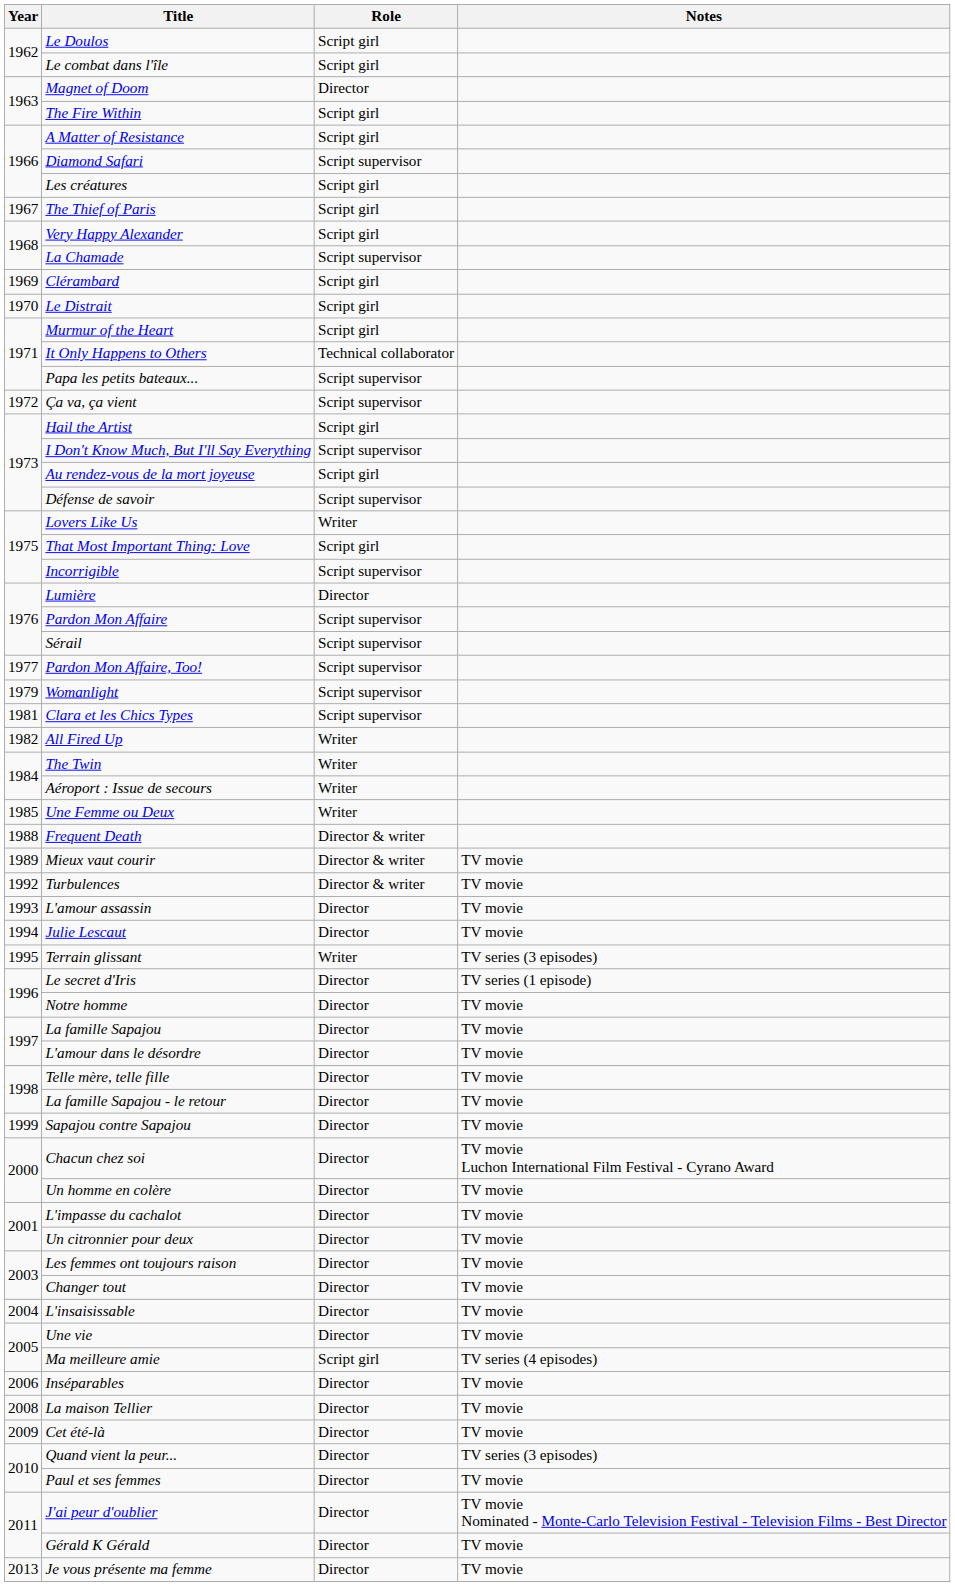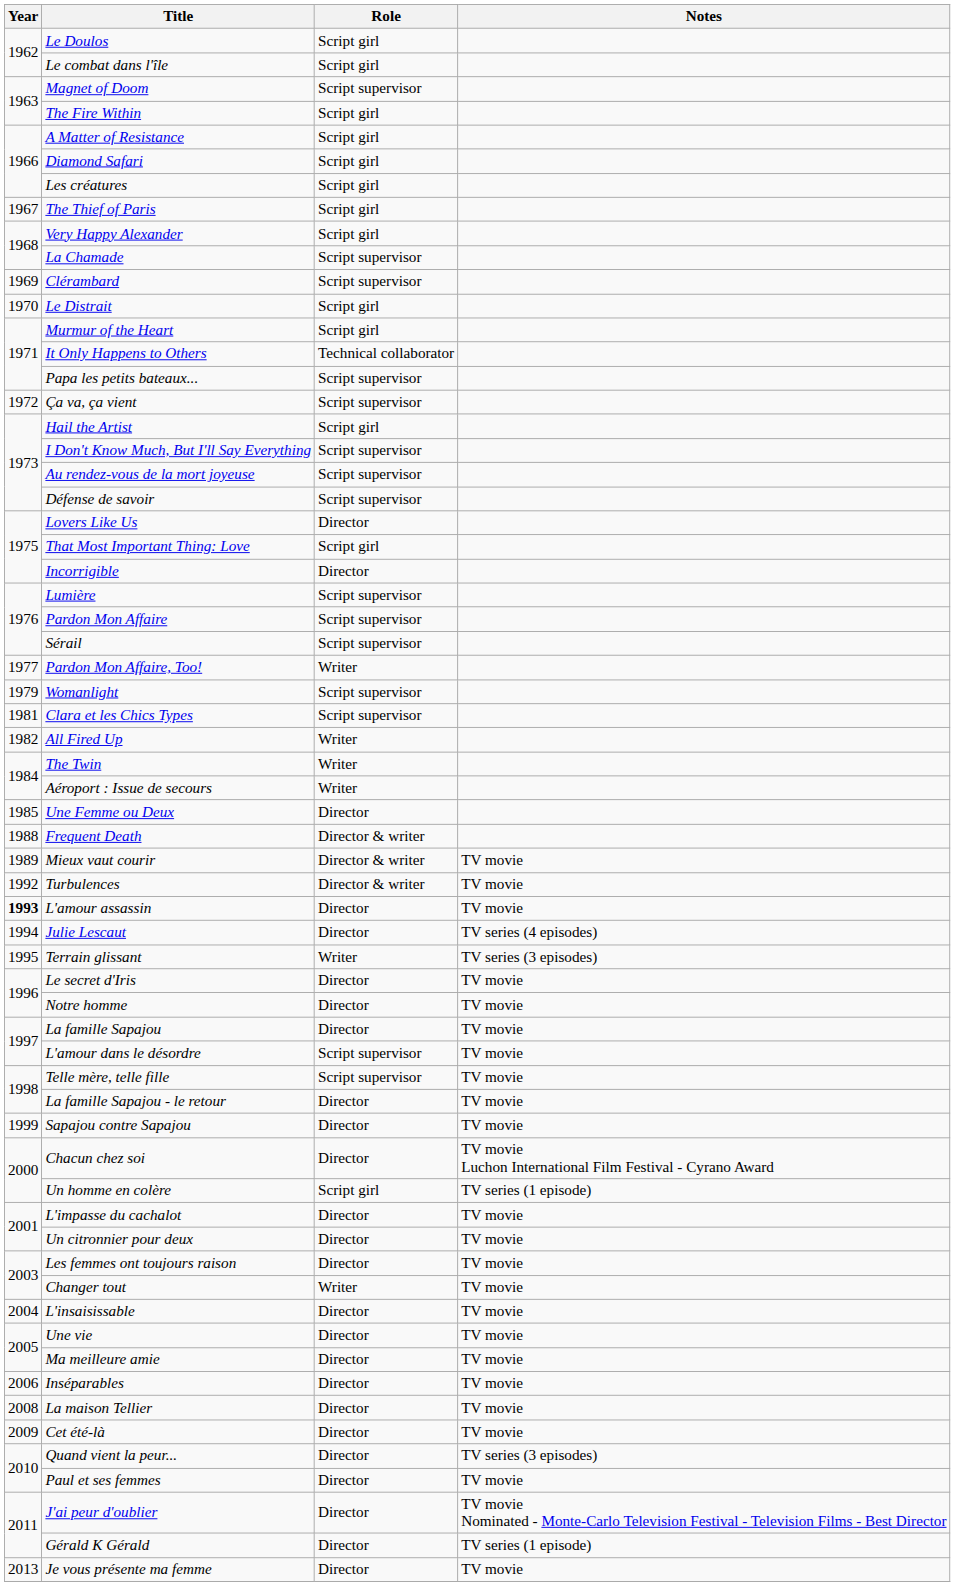(343, 88) Director -> (370, 88) Script supervisor
(370, 161) Script supervisor -> (349, 161) Script girl
(349, 281) Script girl -> (370, 281) Script supervisor
(349, 474) Script girl -> (370, 474) Script supervisor
(338, 522) Writer -> (343, 522) Director
(370, 570) Script supervisor -> (343, 570) Director
(343, 595) Director -> (370, 595) Script supervisor
(370, 667) Script supervisor -> (338, 667) Writer
(338, 812) Writer -> (343, 812) Director
(23, 908) normal -> (23, 908) bold
(492, 932) TV movie -> (529, 932) TV series (4 episodes)
(526, 980) TV series (1 episode) -> (492, 980) TV movie
(343, 1053) Director -> (370, 1053) Script supervisor
(343, 1077) Director -> (370, 1077) Script supervisor
(343, 1190) Director -> (349, 1190) Script girl
(492, 1190) TV movie -> (526, 1190) TV series (1 episode)
(343, 1287) Director -> (338, 1287) Writer
(349, 1359) Script girl -> (343, 1359) Director
(529, 1359) TV series (4 episodes) -> (492, 1359) TV movie
(492, 1545) TV movie -> (526, 1545) TV series (1 episode)
